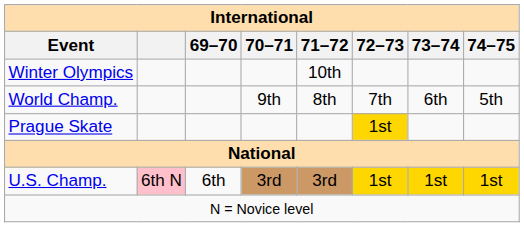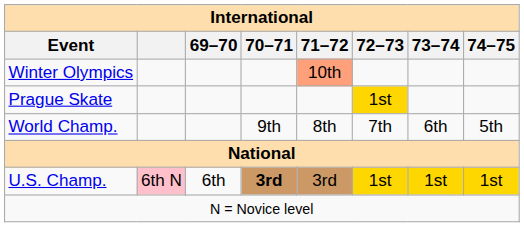(325, 72) no background -> (325, 72) lightsalmon background
rows swapped: (63, 99) <-> (60, 126)
(269, 180) normal -> (269, 180) bold
